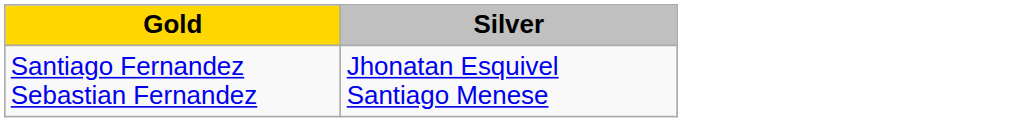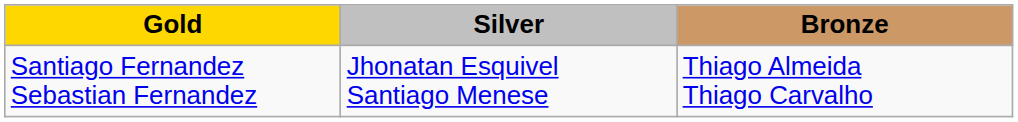+ column: (845, 25)
